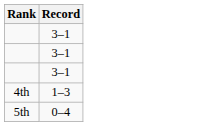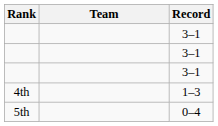+ column: (104, 14)
